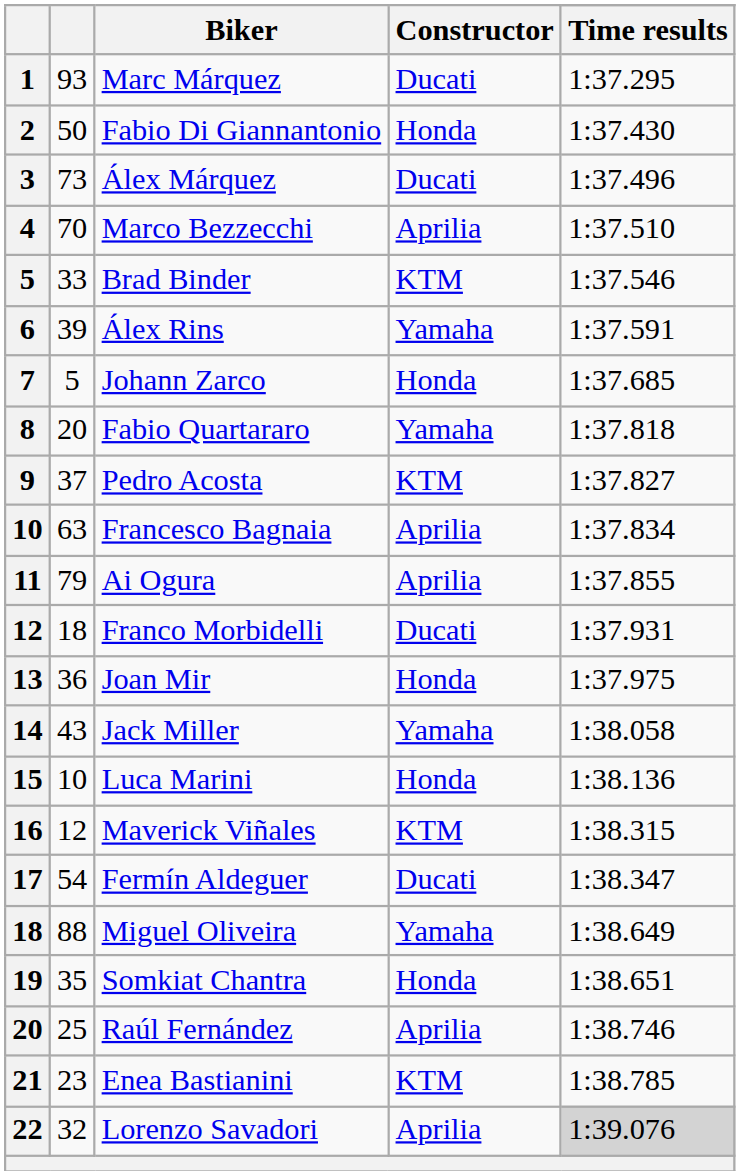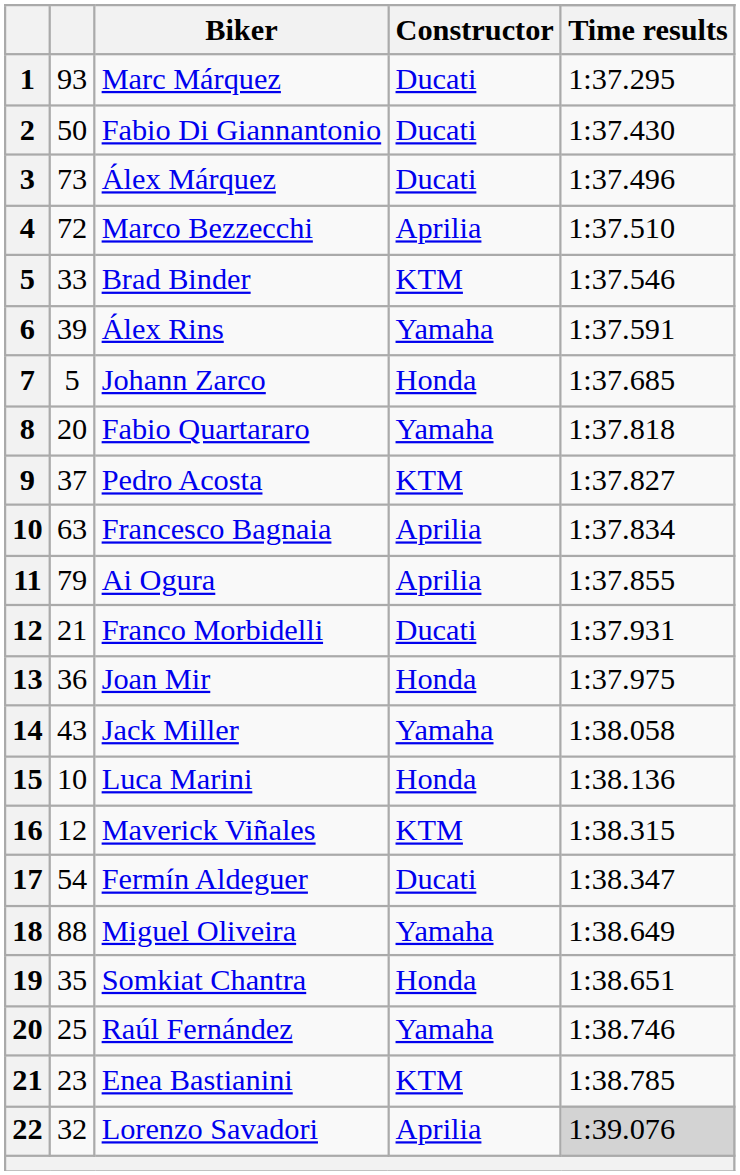(436, 129) Honda -> (436, 129) Ducati
(72, 229) 70 -> (72, 229) 72
(72, 629) 18 -> (72, 629) 21
(438, 1029) Aprilia -> (445, 1029) Yamaha
